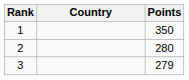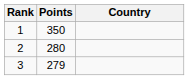columns swapped: (91, 13) <-> (164, 13)
